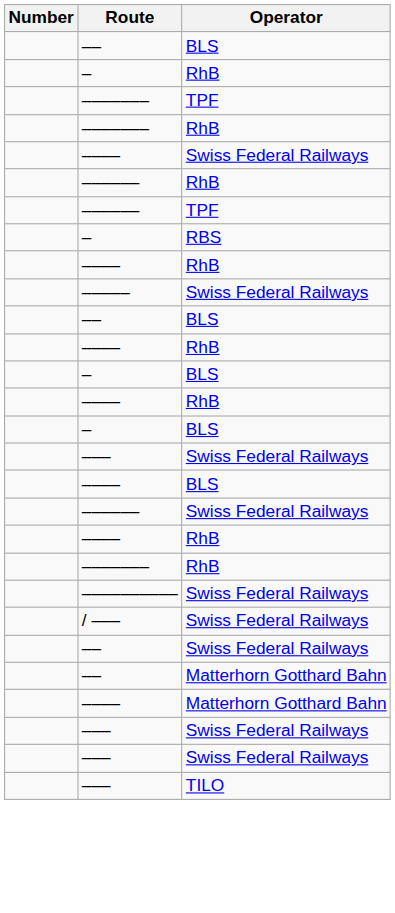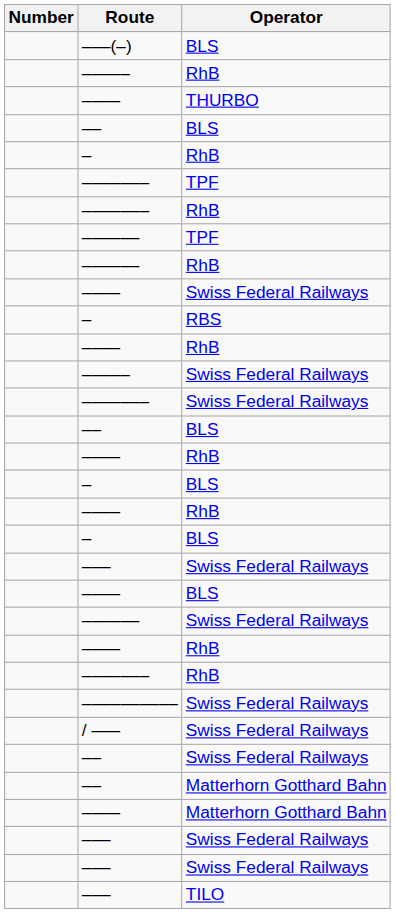+ row: (107, 45)
+ row: (106, 73)
+ row: (101, 100)
rows swapped: (111, 210) <-> (101, 155)
+ row: (115, 401)
